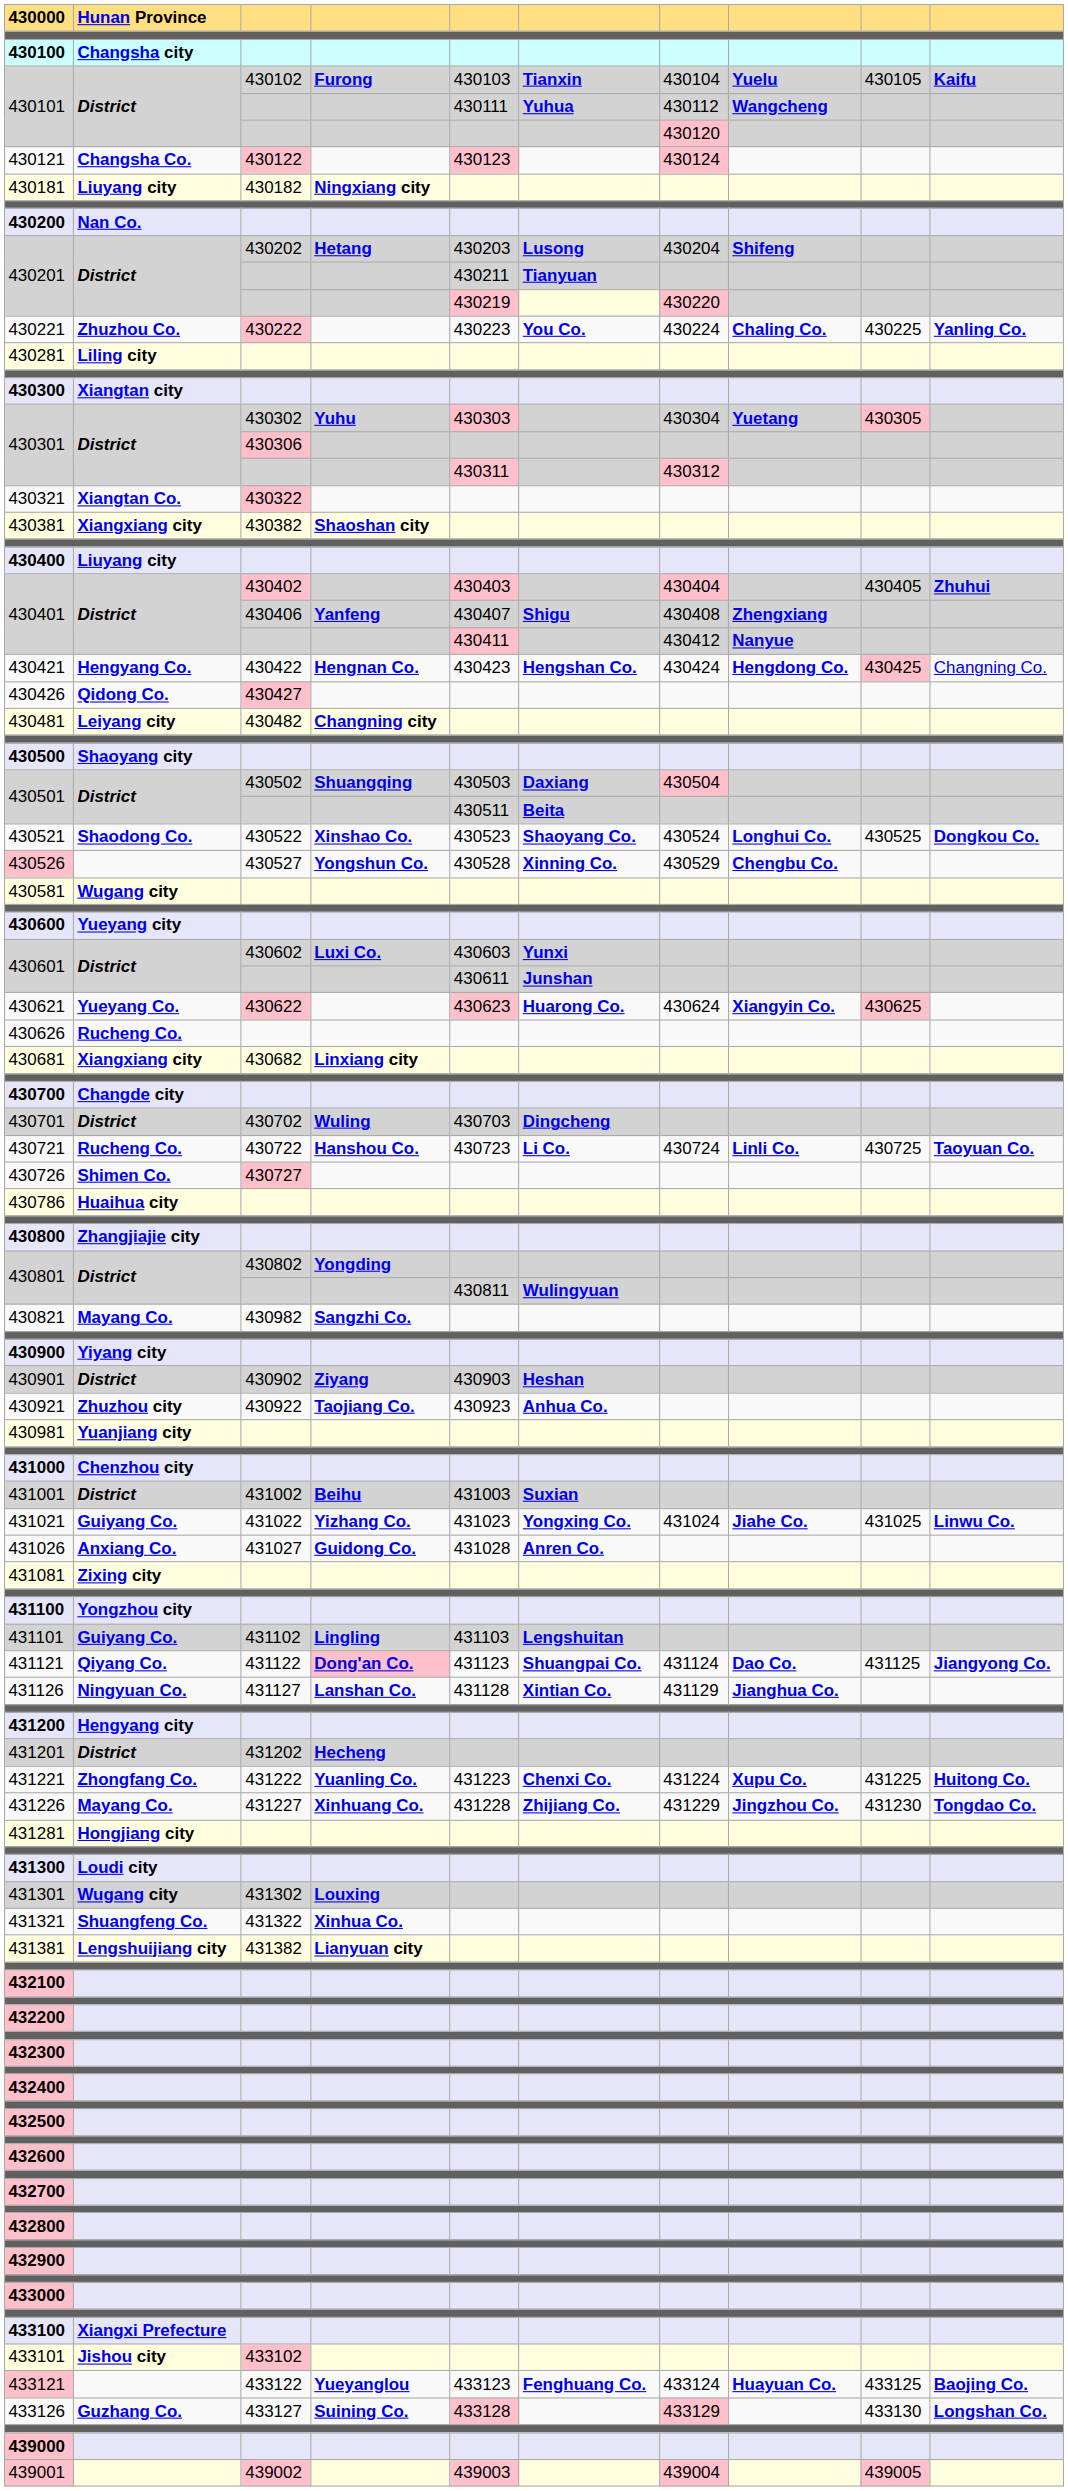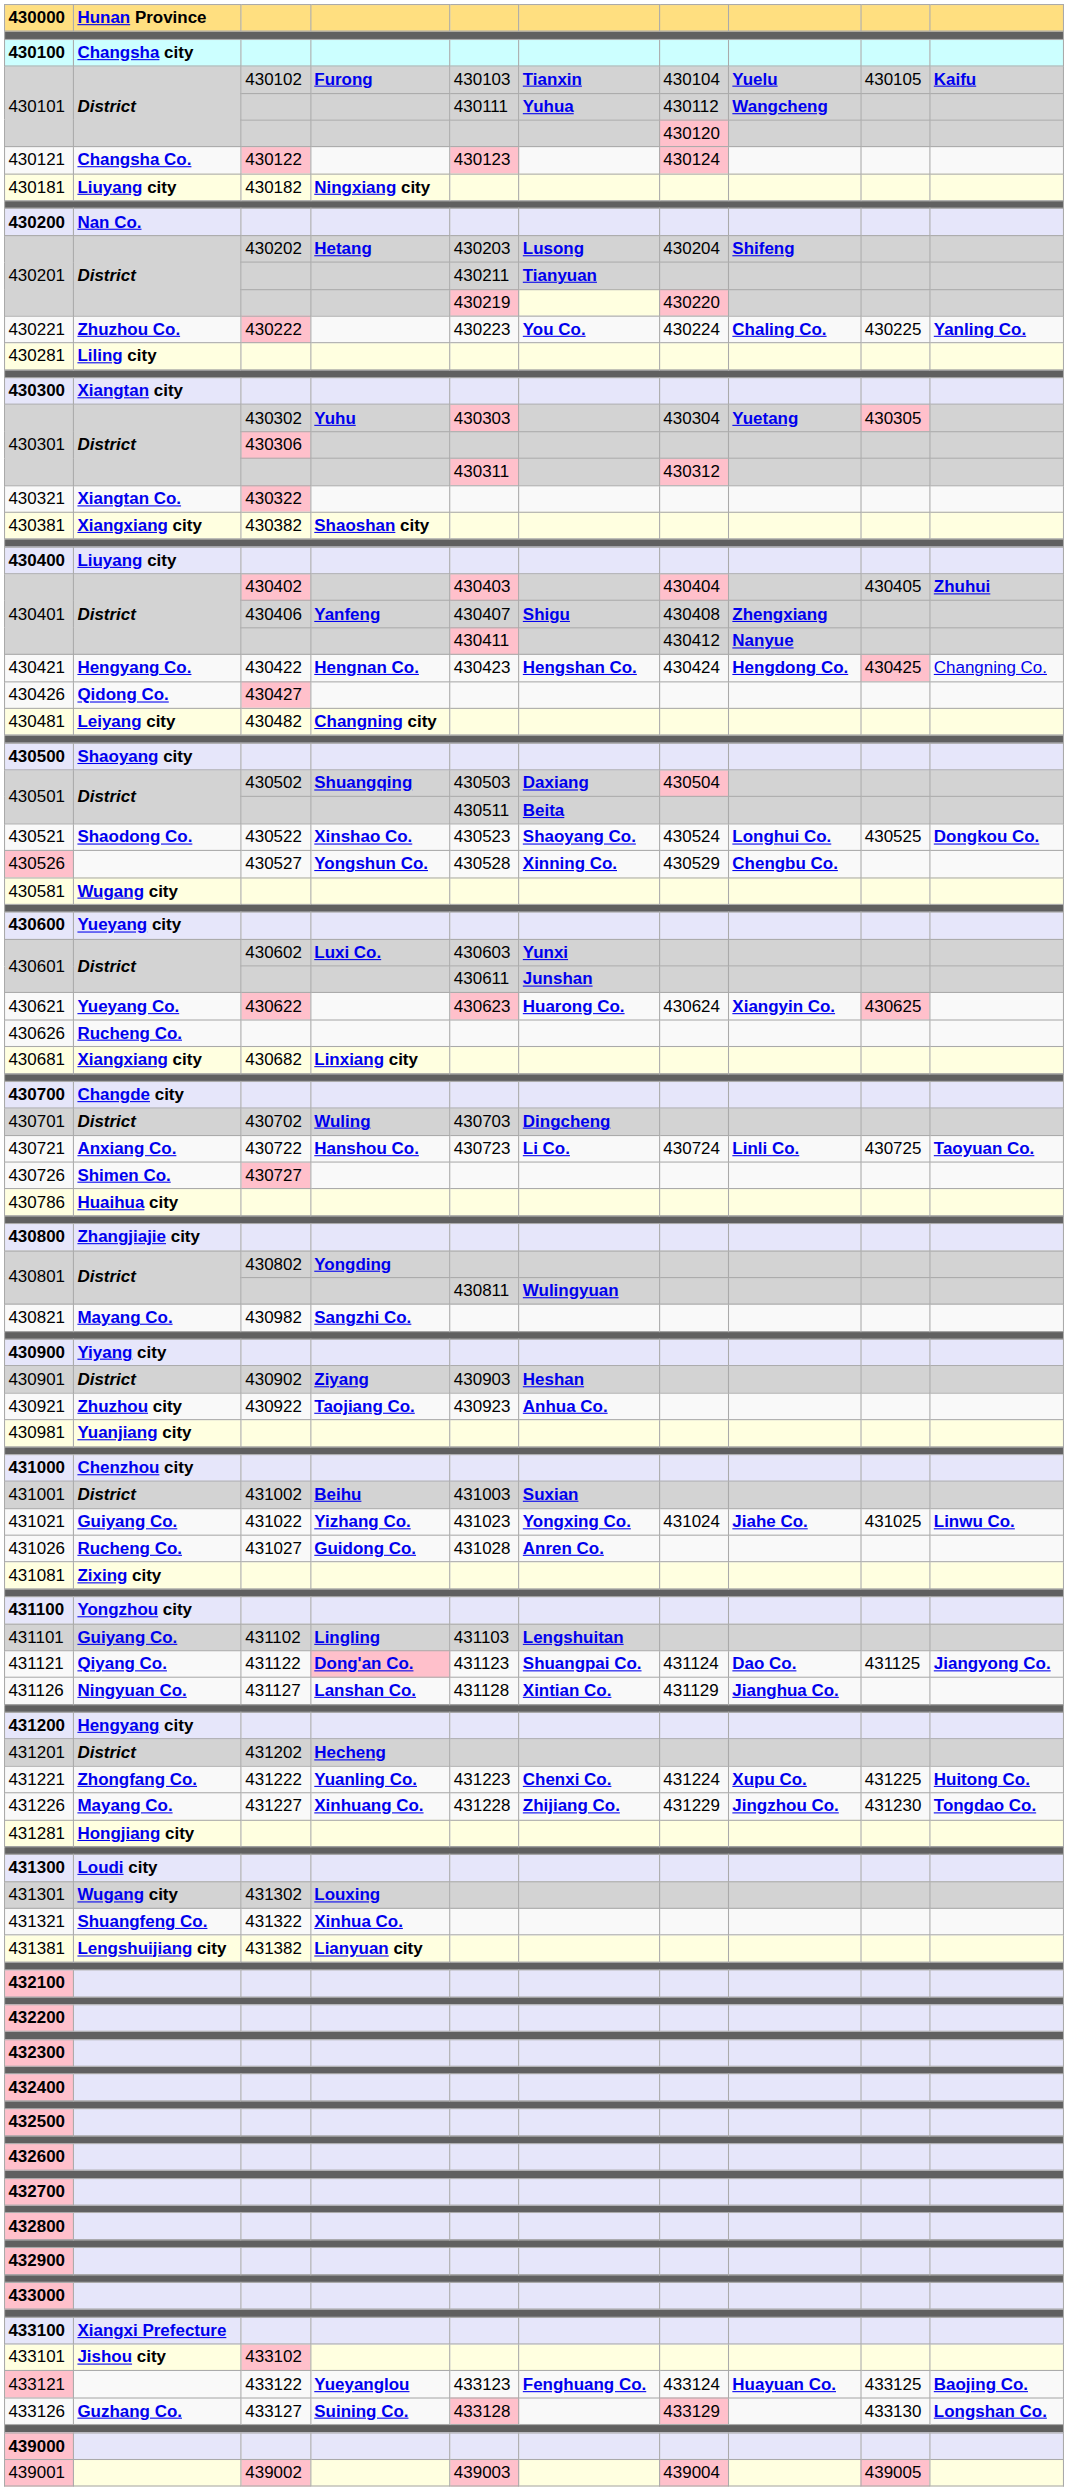(130, 1148) Rucheng Co. -> (127, 1148) Anxiang Co.
(127, 1548) Anxiang Co. -> (130, 1548) Rucheng Co.
